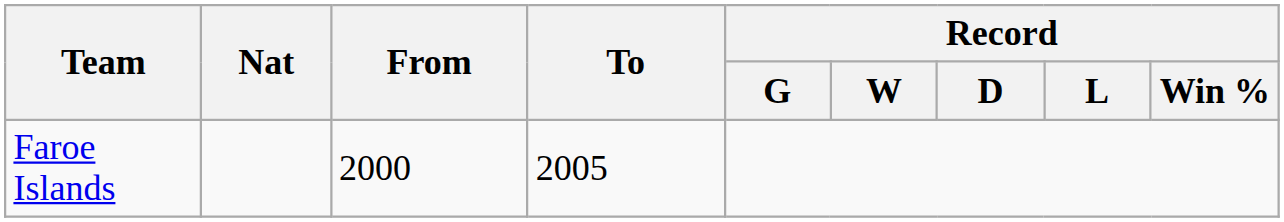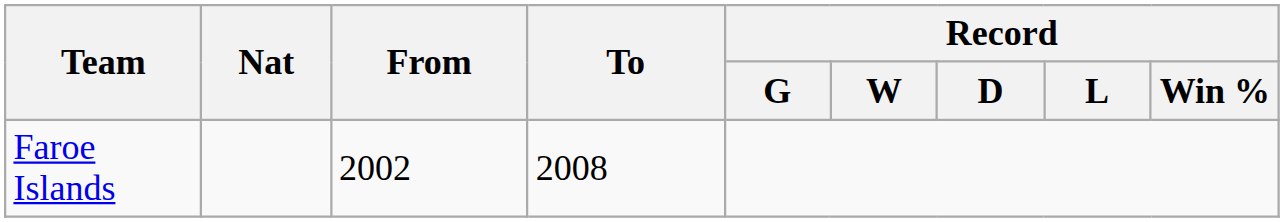(375, 167) 2000 -> (375, 167) 2002
(572, 167) 2005 -> (572, 167) 2008
